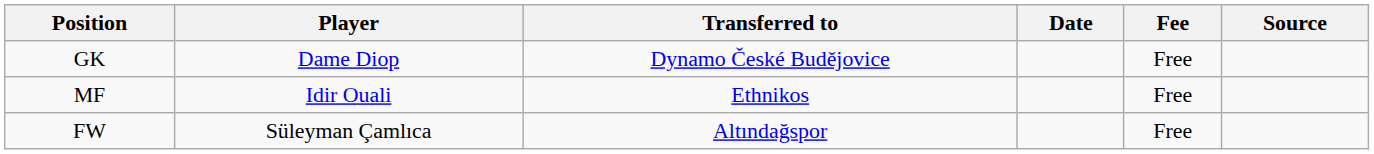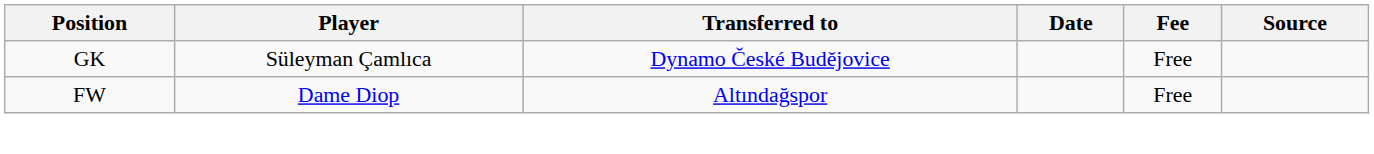(349, 58) Dame Diop -> (349, 58) Süleyman Çamlıca
- row: (89, 94)
(349, 131) Süleyman Çamlıca -> (349, 94) Dame Diop
